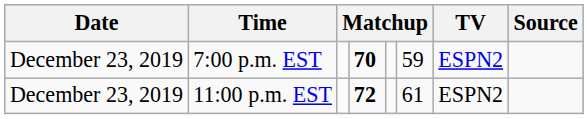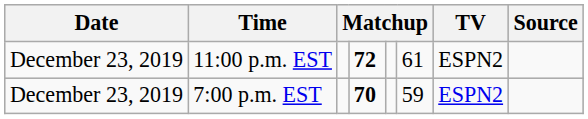rows swapped: (258, 59) <-> (263, 95)
